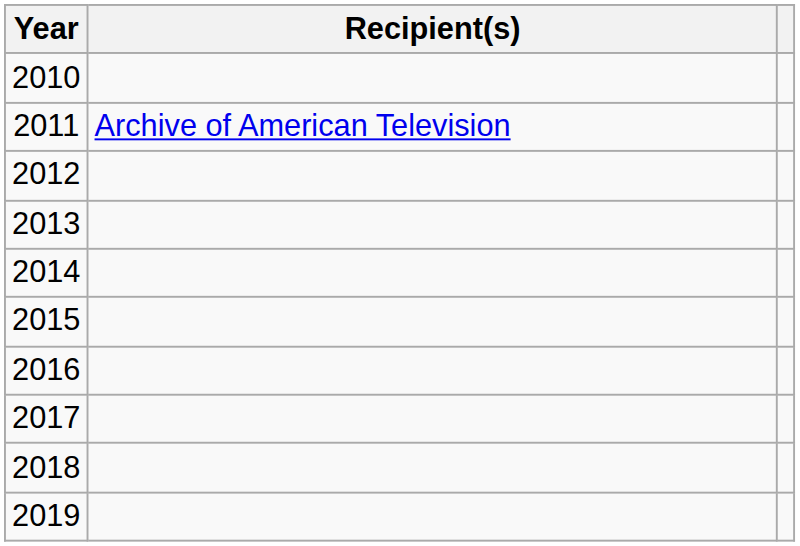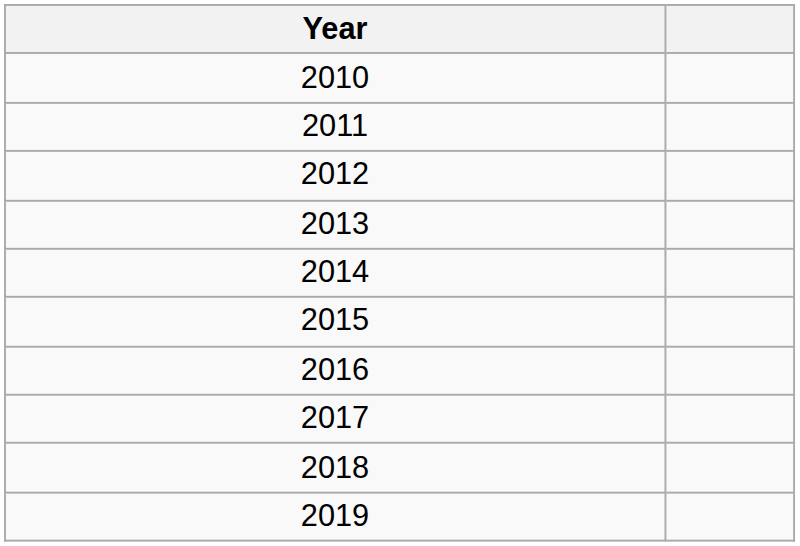- column: (433, 28)
